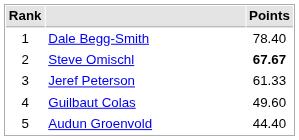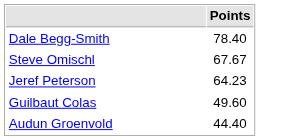- column: (25, 16)
(269, 60) bold -> (230, 60) normal
(269, 81) 61.33 -> (230, 81) 64.23
